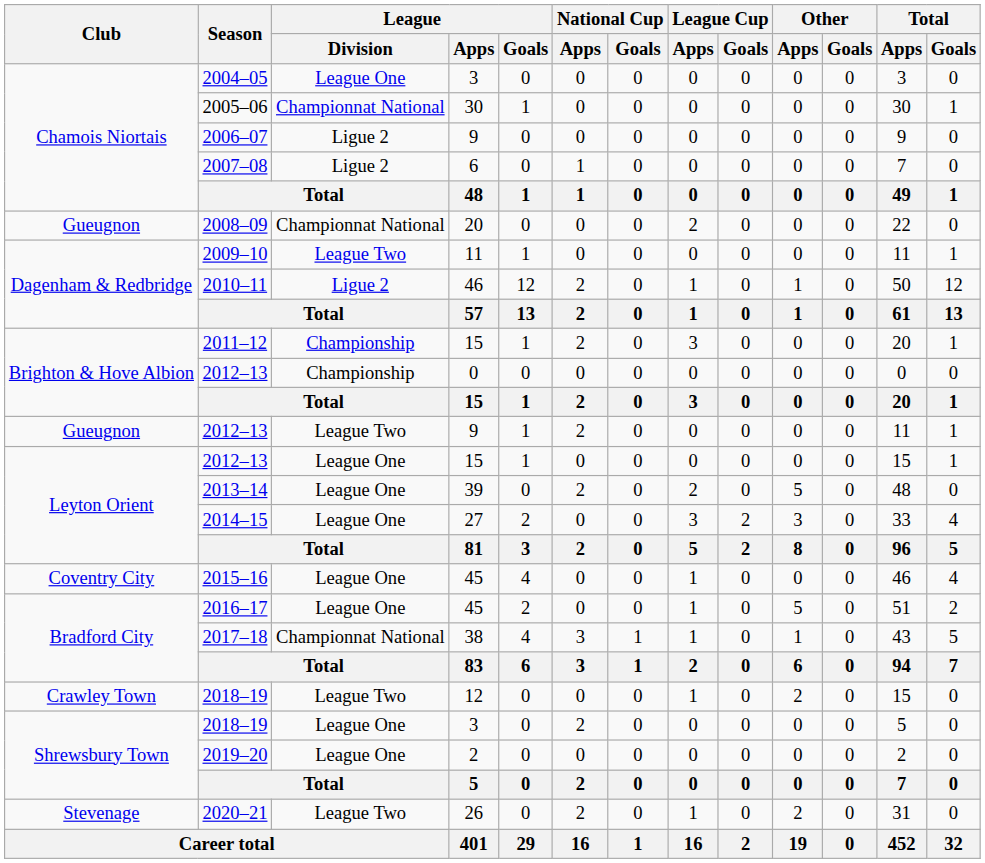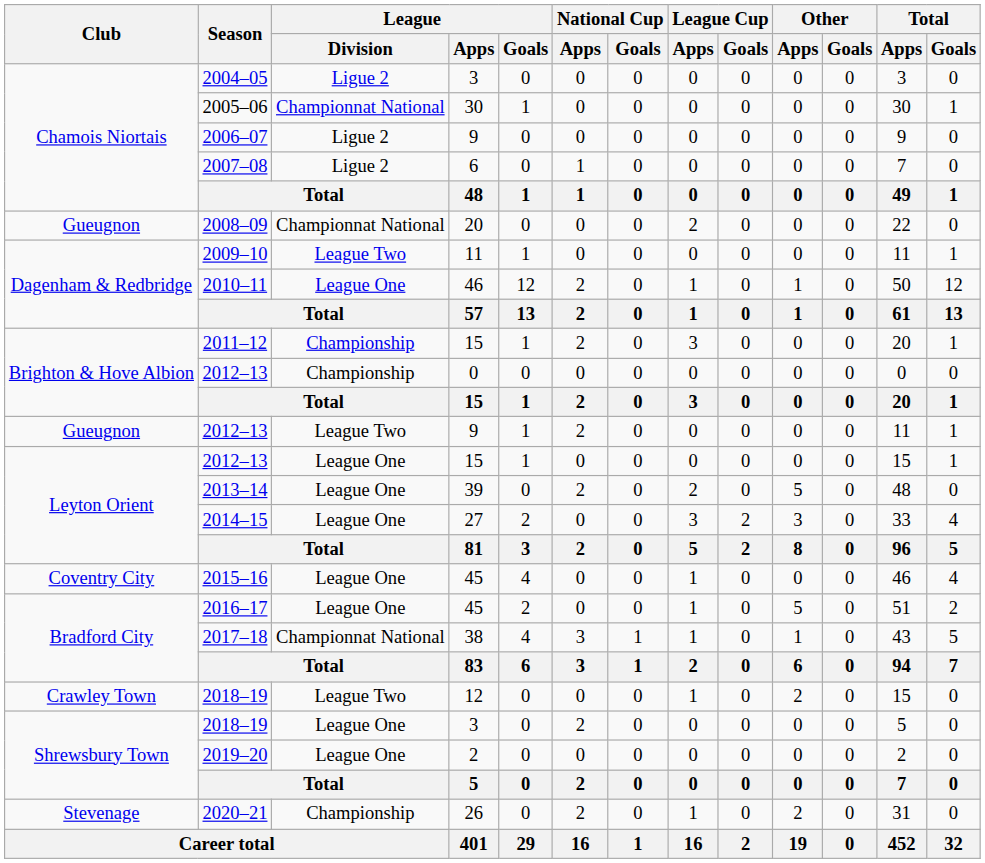(360, 78) League One -> (360, 78) Ligue 2
(360, 284) Ligue 2 -> (360, 284) League One
(360, 813) League Two -> (360, 813) Championship
